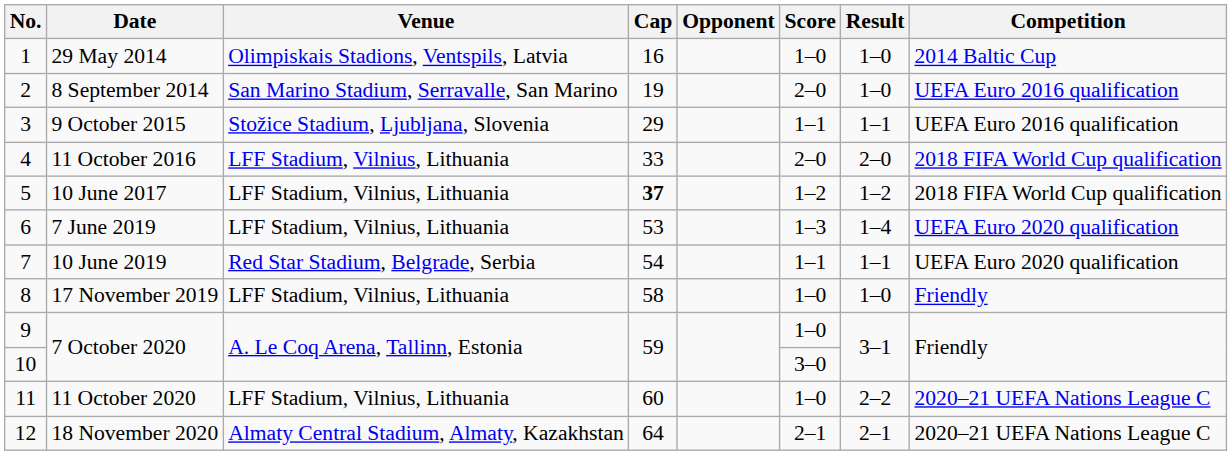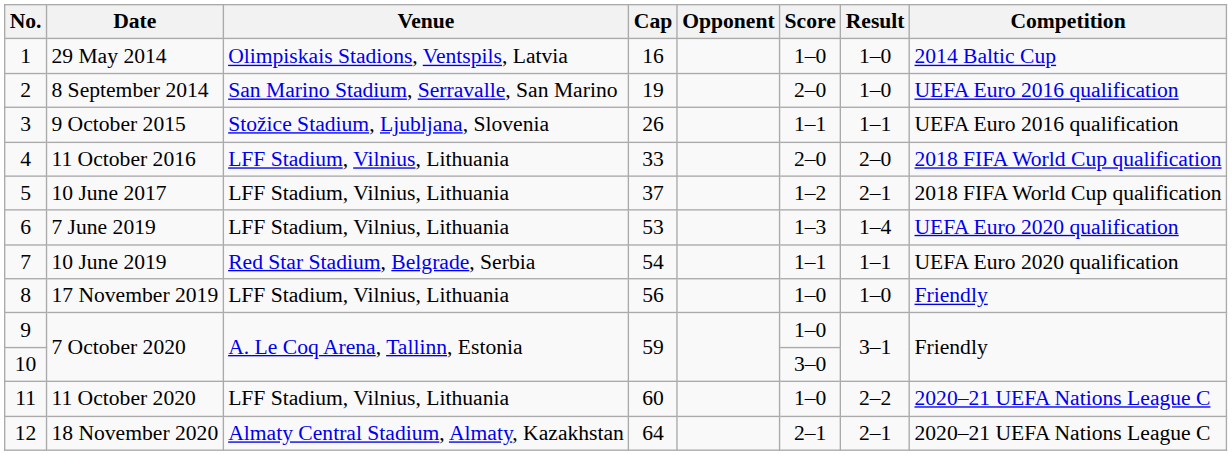(653, 124) 29 -> (653, 124) 26
(653, 192) bold -> (653, 192) normal
(875, 192) 1–2 -> (875, 192) 2–1
(653, 295) 58 -> (653, 295) 56
